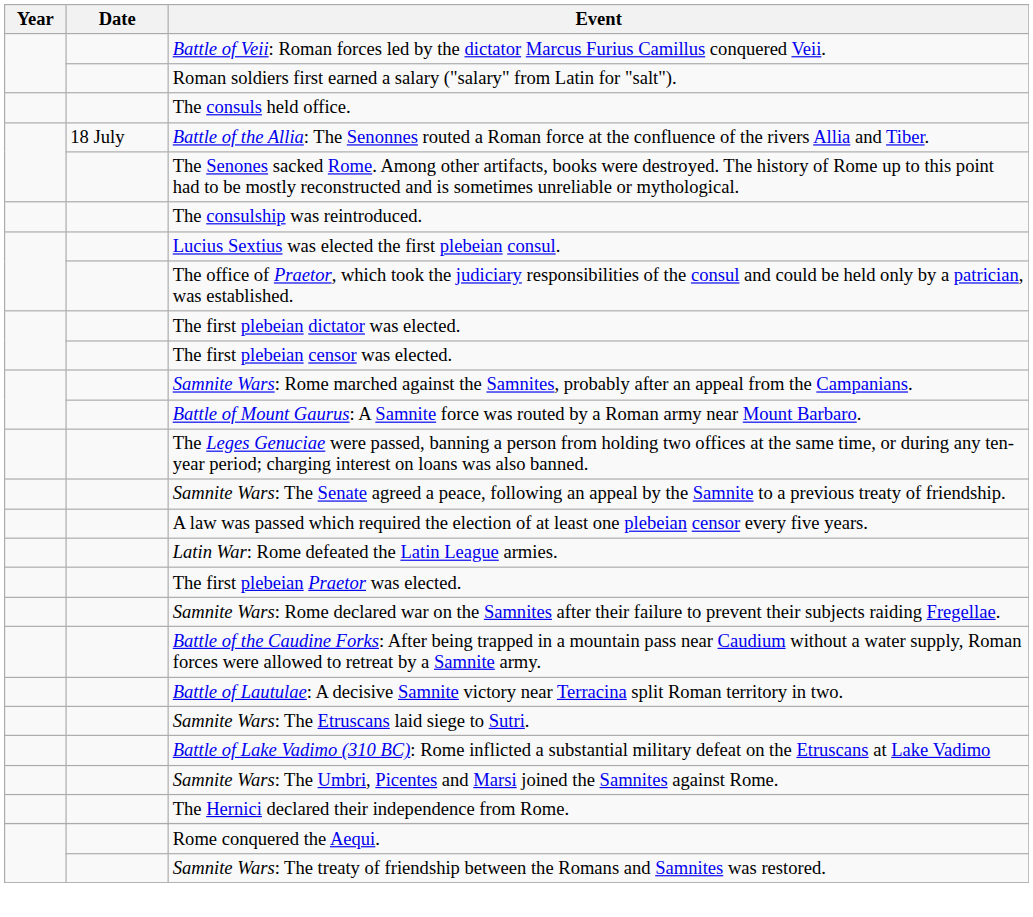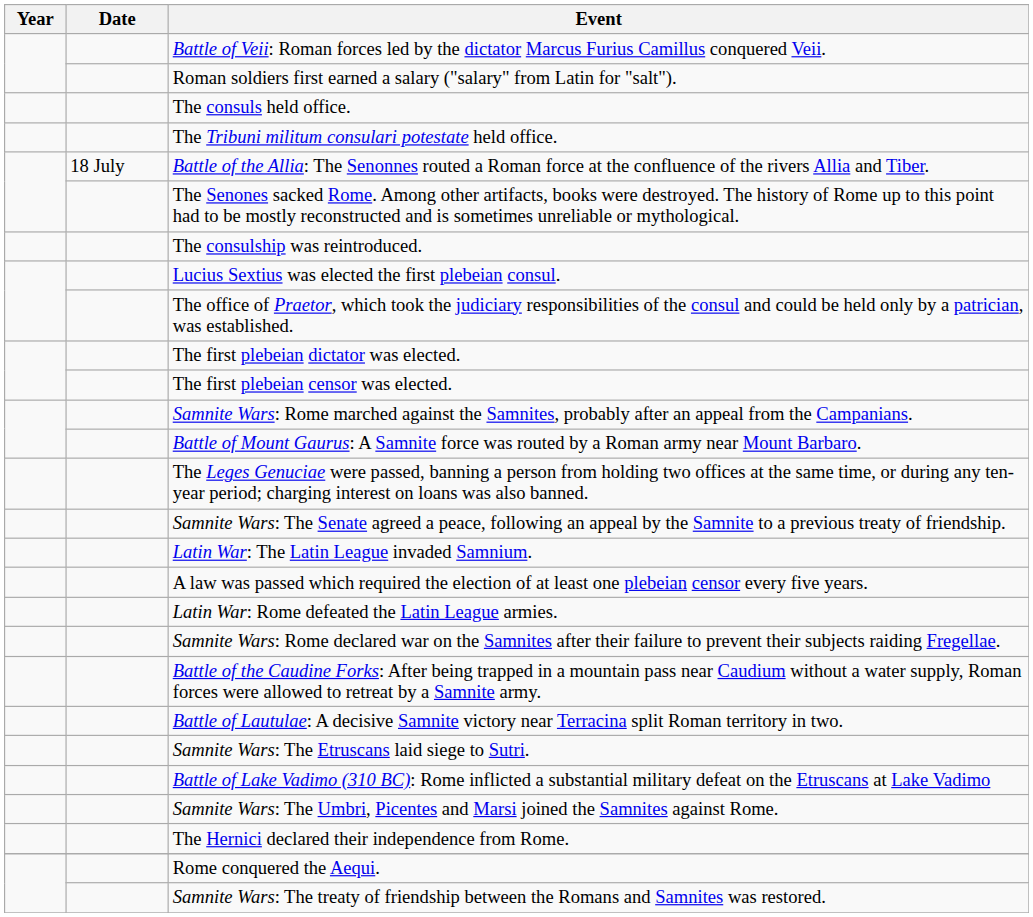+ row: (365, 136)
+ row: (352, 552)
- row: (317, 582)
